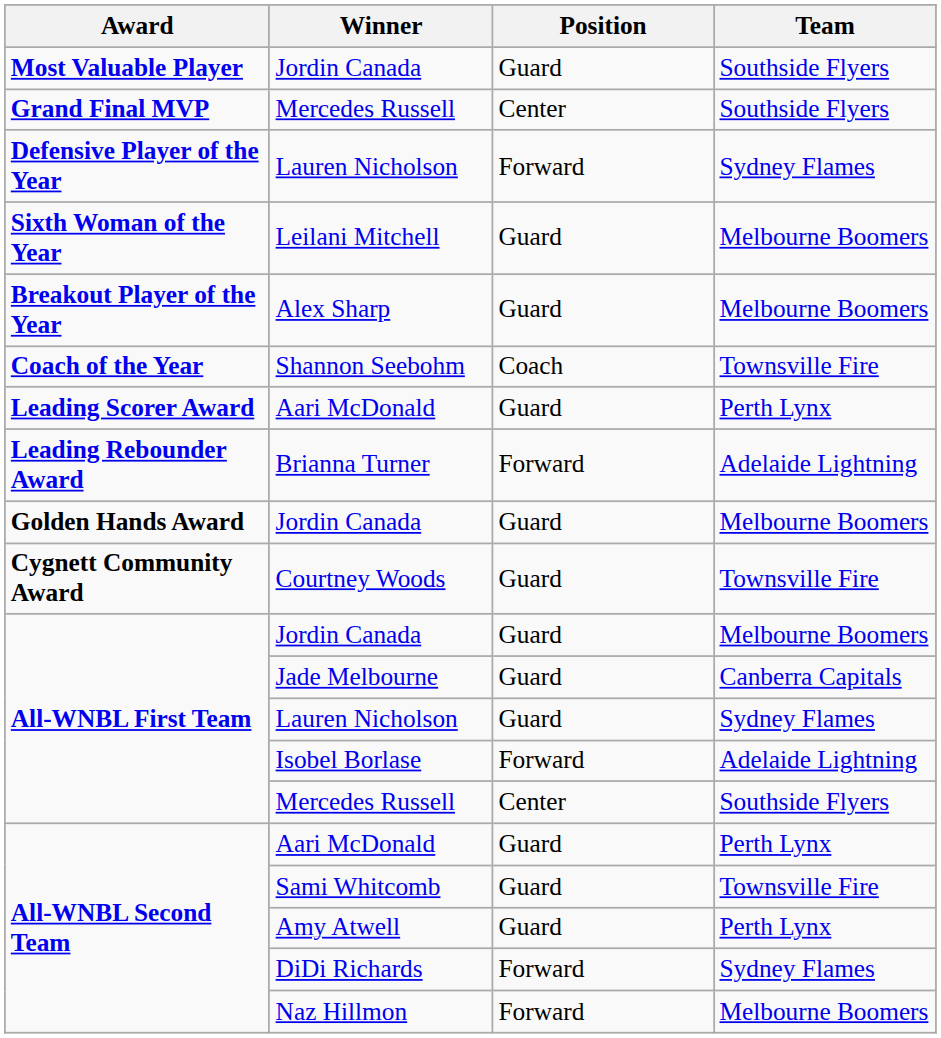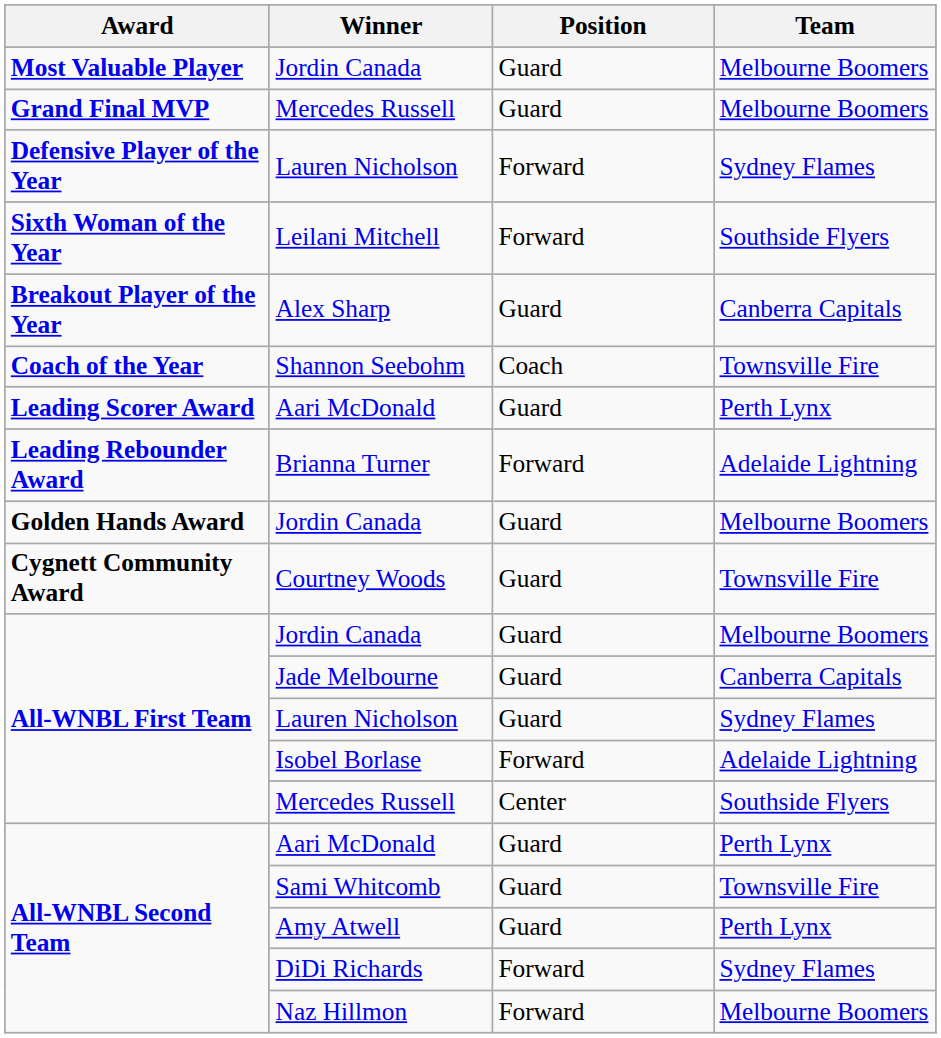(804, 67) Southside Flyers -> (824, 67) Melbourne Boomers
(532, 109) Center -> (530, 109) Guard
(804, 109) Southside Flyers -> (824, 109) Melbourne Boomers
(530, 237) Guard -> (541, 237) Forward
(824, 237) Melbourne Boomers -> (804, 237) Southside Flyers
(824, 309) Melbourne Boomers -> (811, 309) Canberra Capitals
